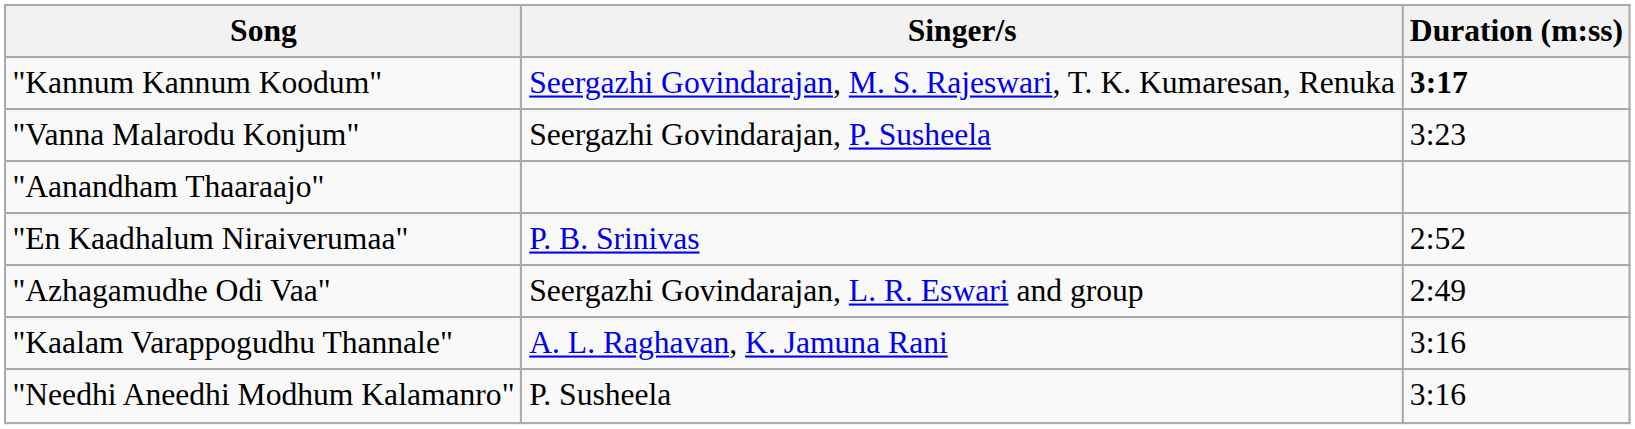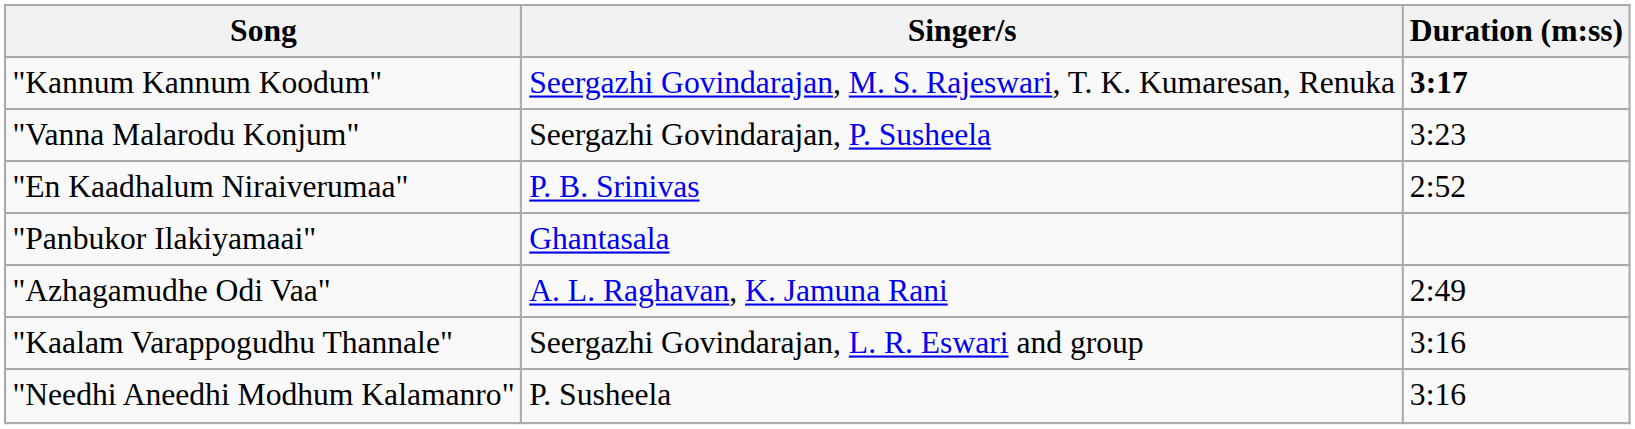- row: (168, 187)
+ row: (164, 239)
(836, 291) Seergazhi Govindarajan, L. R. Eswari and group -> (738, 291) A. L. Raghavan, K. Jamuna Rani
(738, 343) A. L. Raghavan, K. Jamuna Rani -> (836, 343) Seergazhi Govindarajan, L. R. Eswari and group
